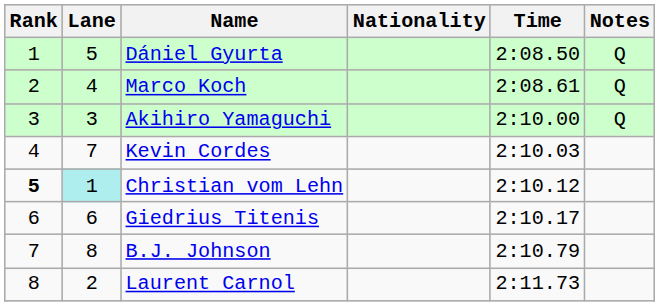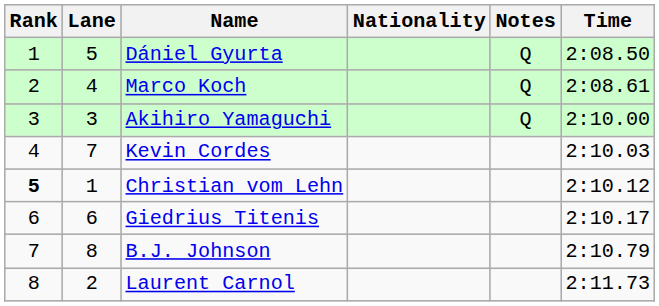columns swapped: (538, 21) <-> (620, 21)
(92, 185) paleturquoise background -> (92, 185) no background
